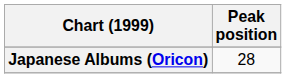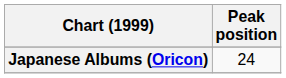(246, 60) 28 -> (246, 60) 24
